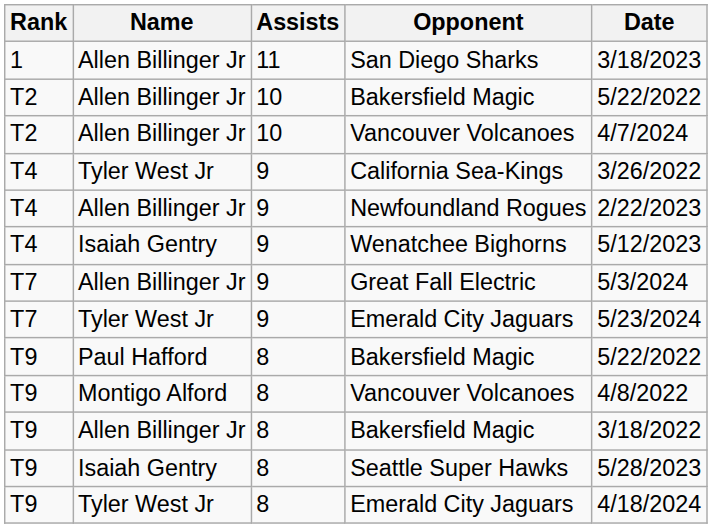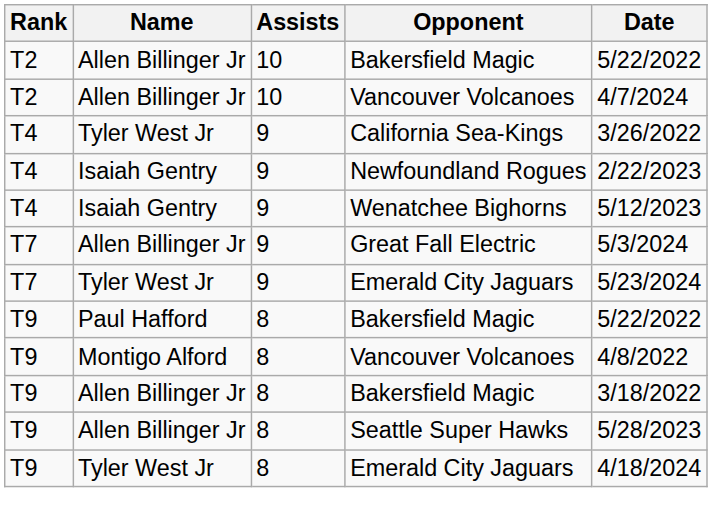- row: (17, 60)
(162, 208) Allen Billinger Jr -> (147, 171) Isaiah Gentry
(147, 467) Isaiah Gentry -> (162, 430) Allen Billinger Jr
